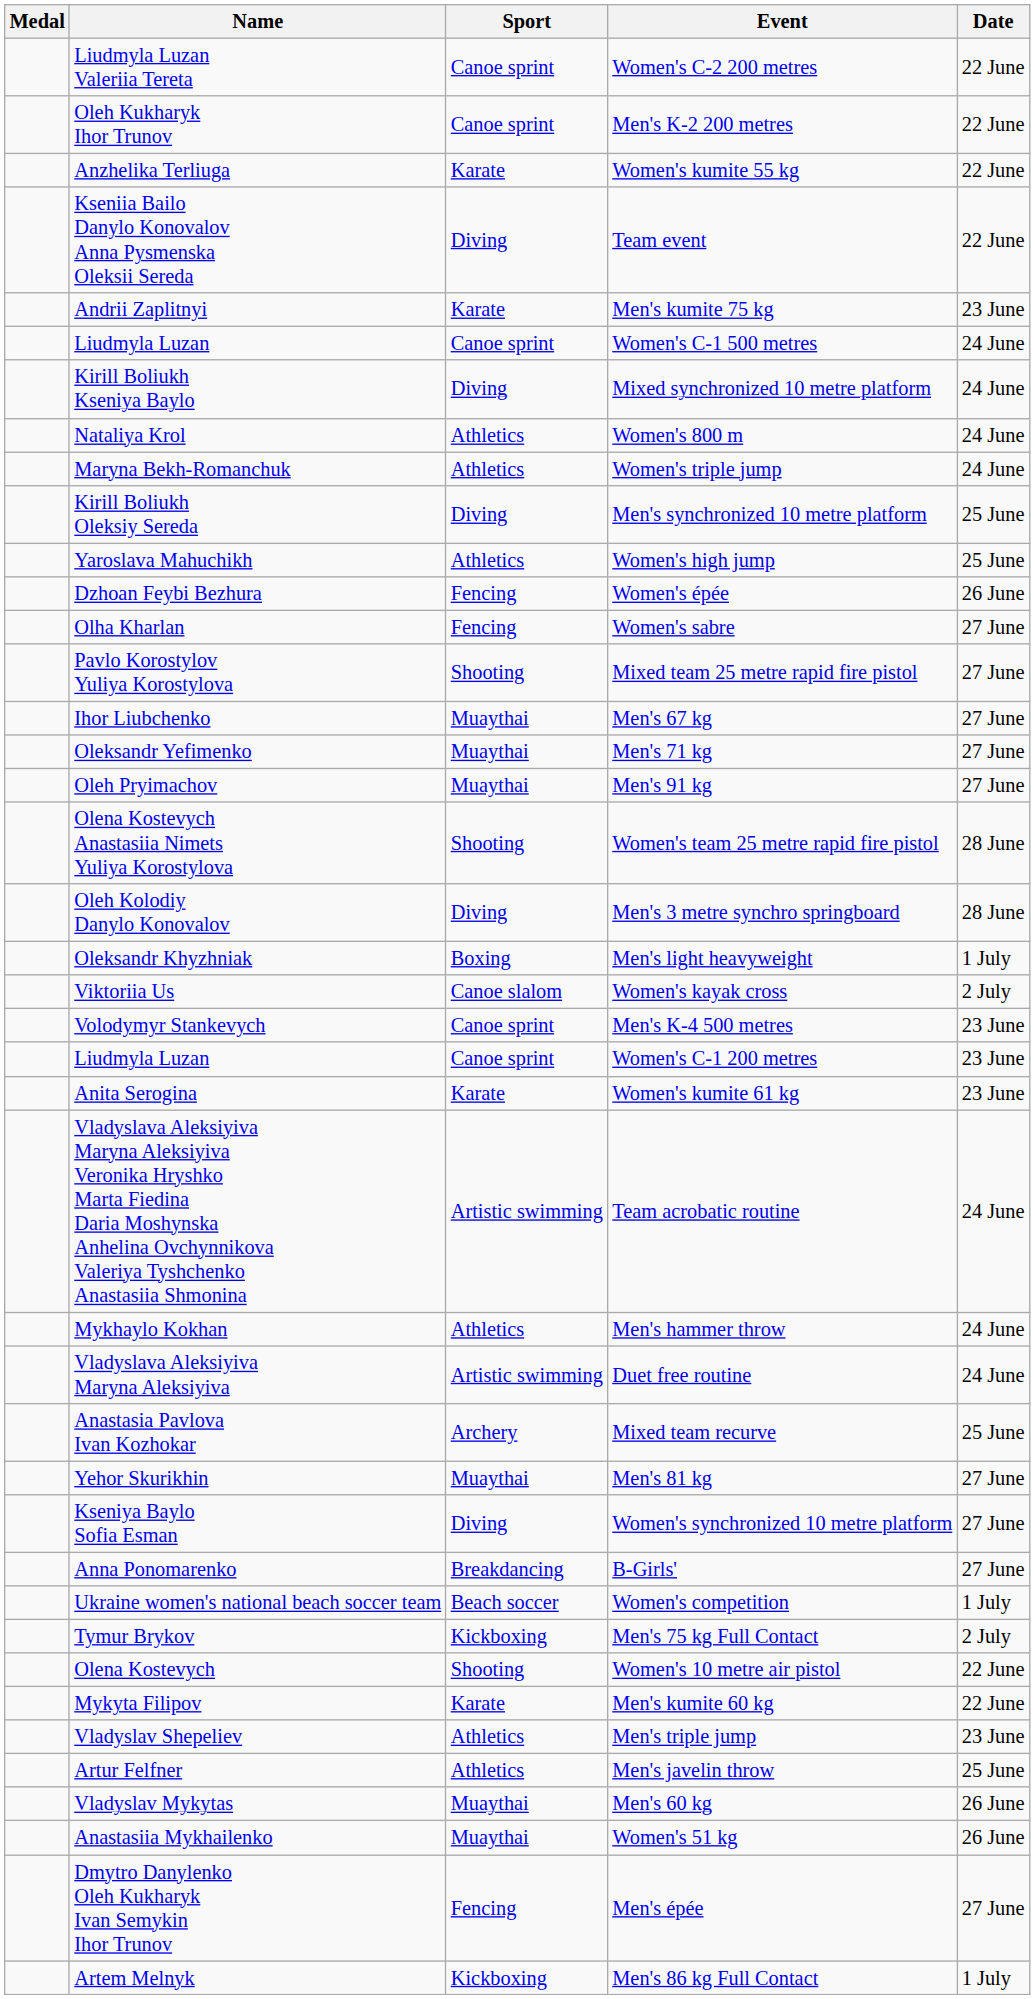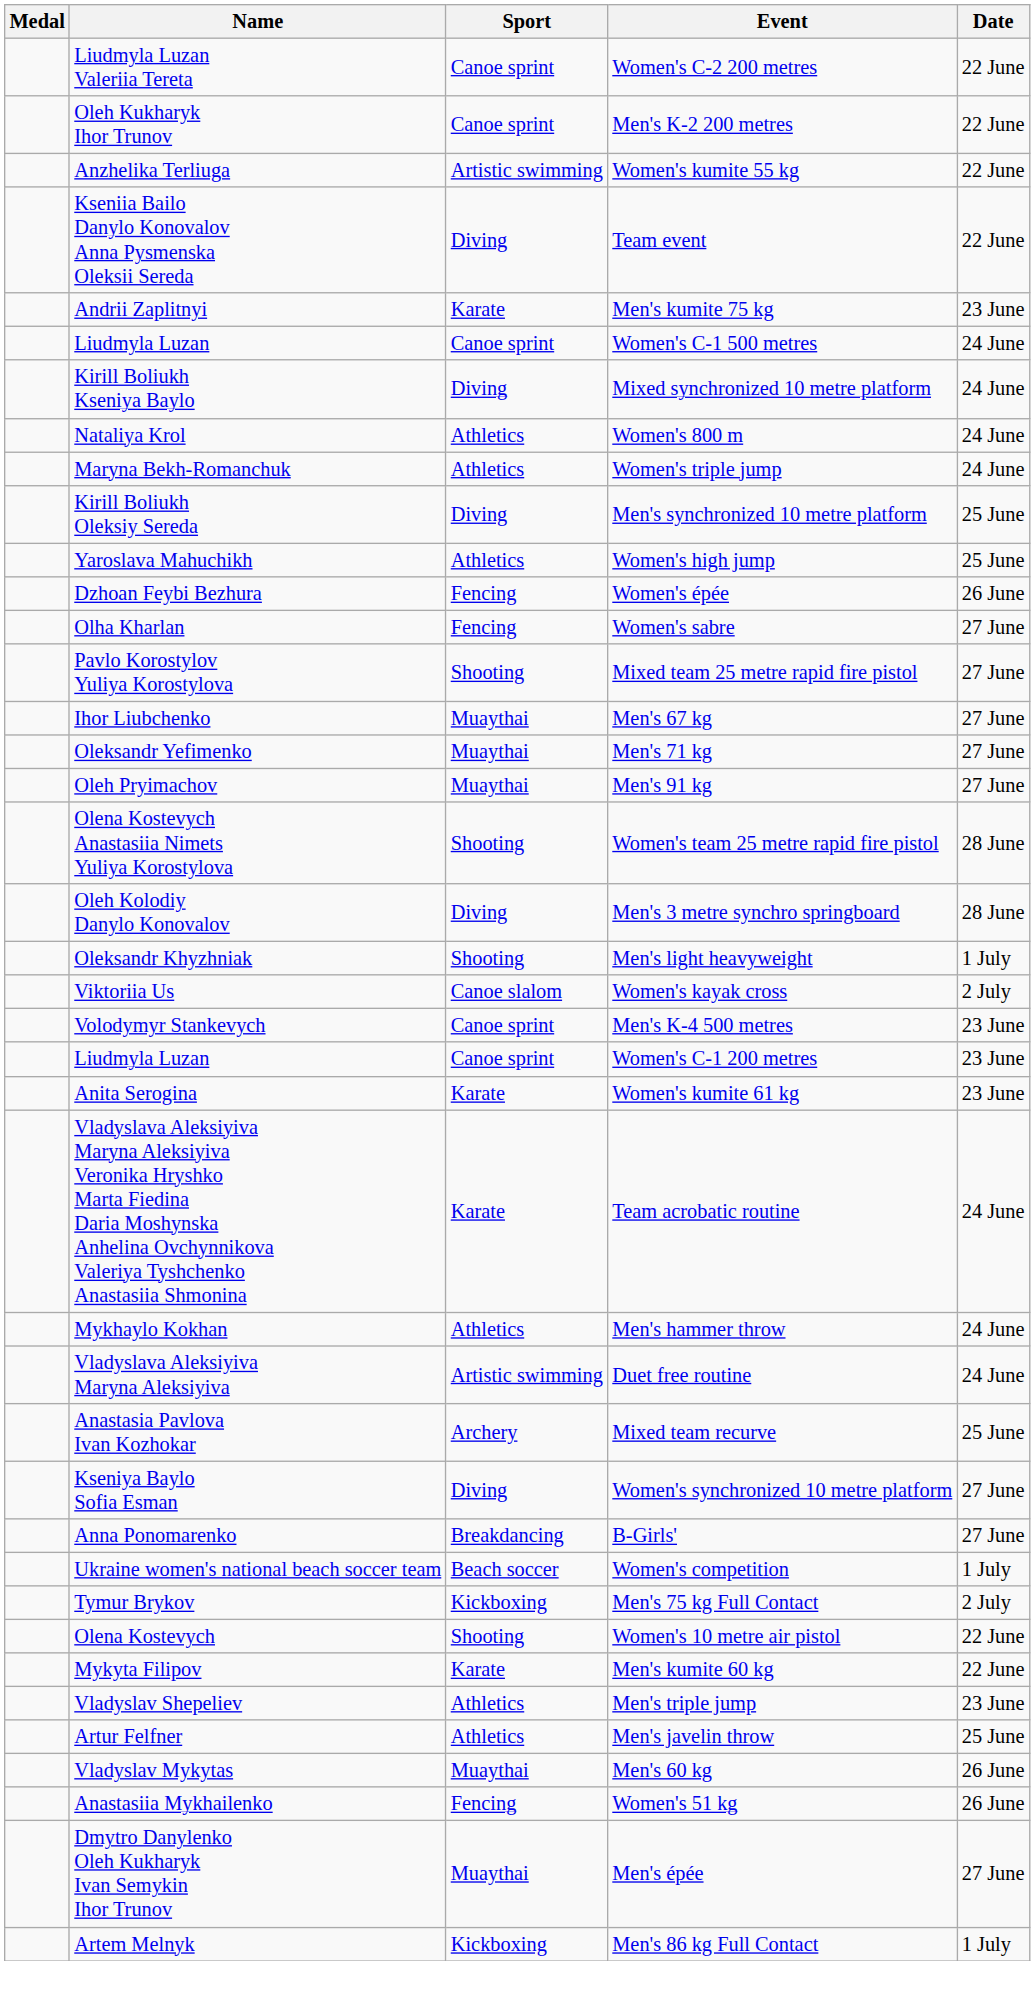(478, 170) Karate -> (527, 170) Artistic swimming
(481, 958) Boxing -> (487, 958) Shooting
(527, 1210) Artistic swimming -> (478, 1210) Karate
- row: (662, 1477)
(490, 1837) Muaythai -> (484, 1804) Fencing
(484, 1907) Fencing -> (490, 1873) Muaythai
